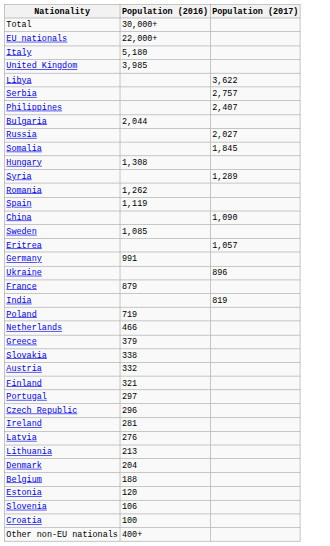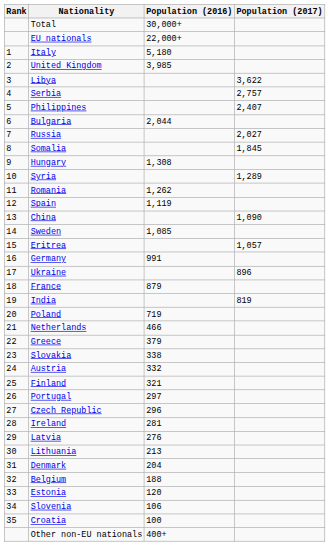+ column: (16, 11)
